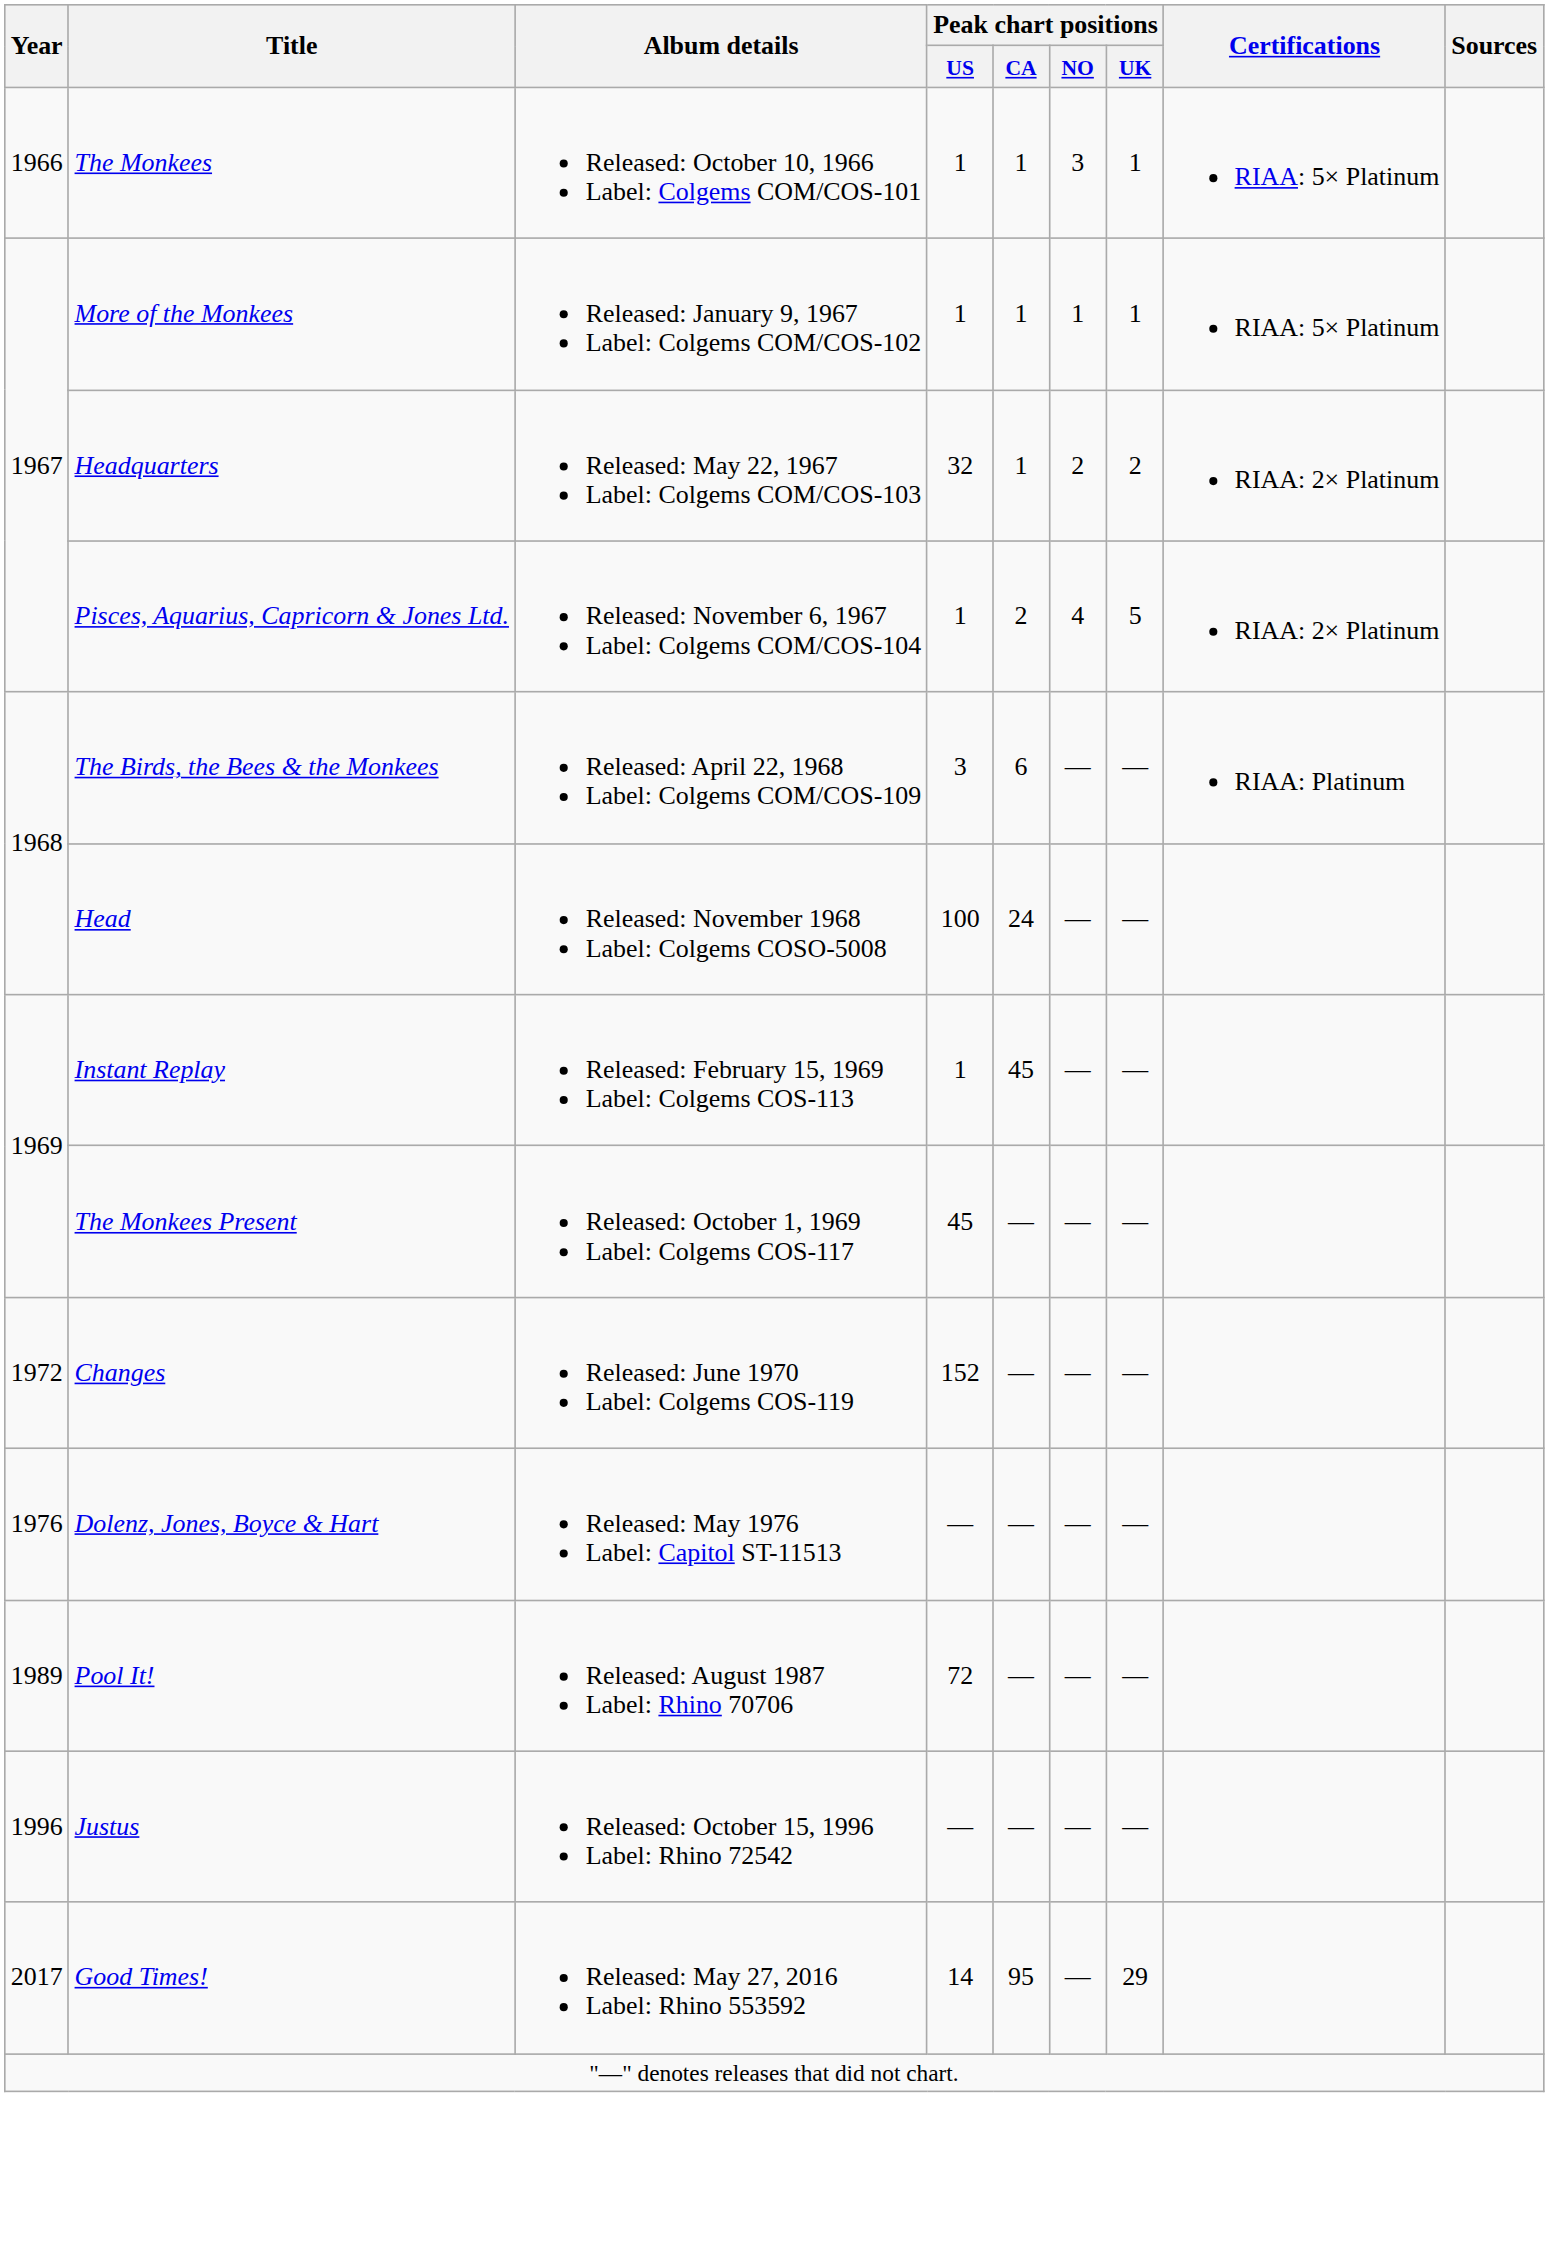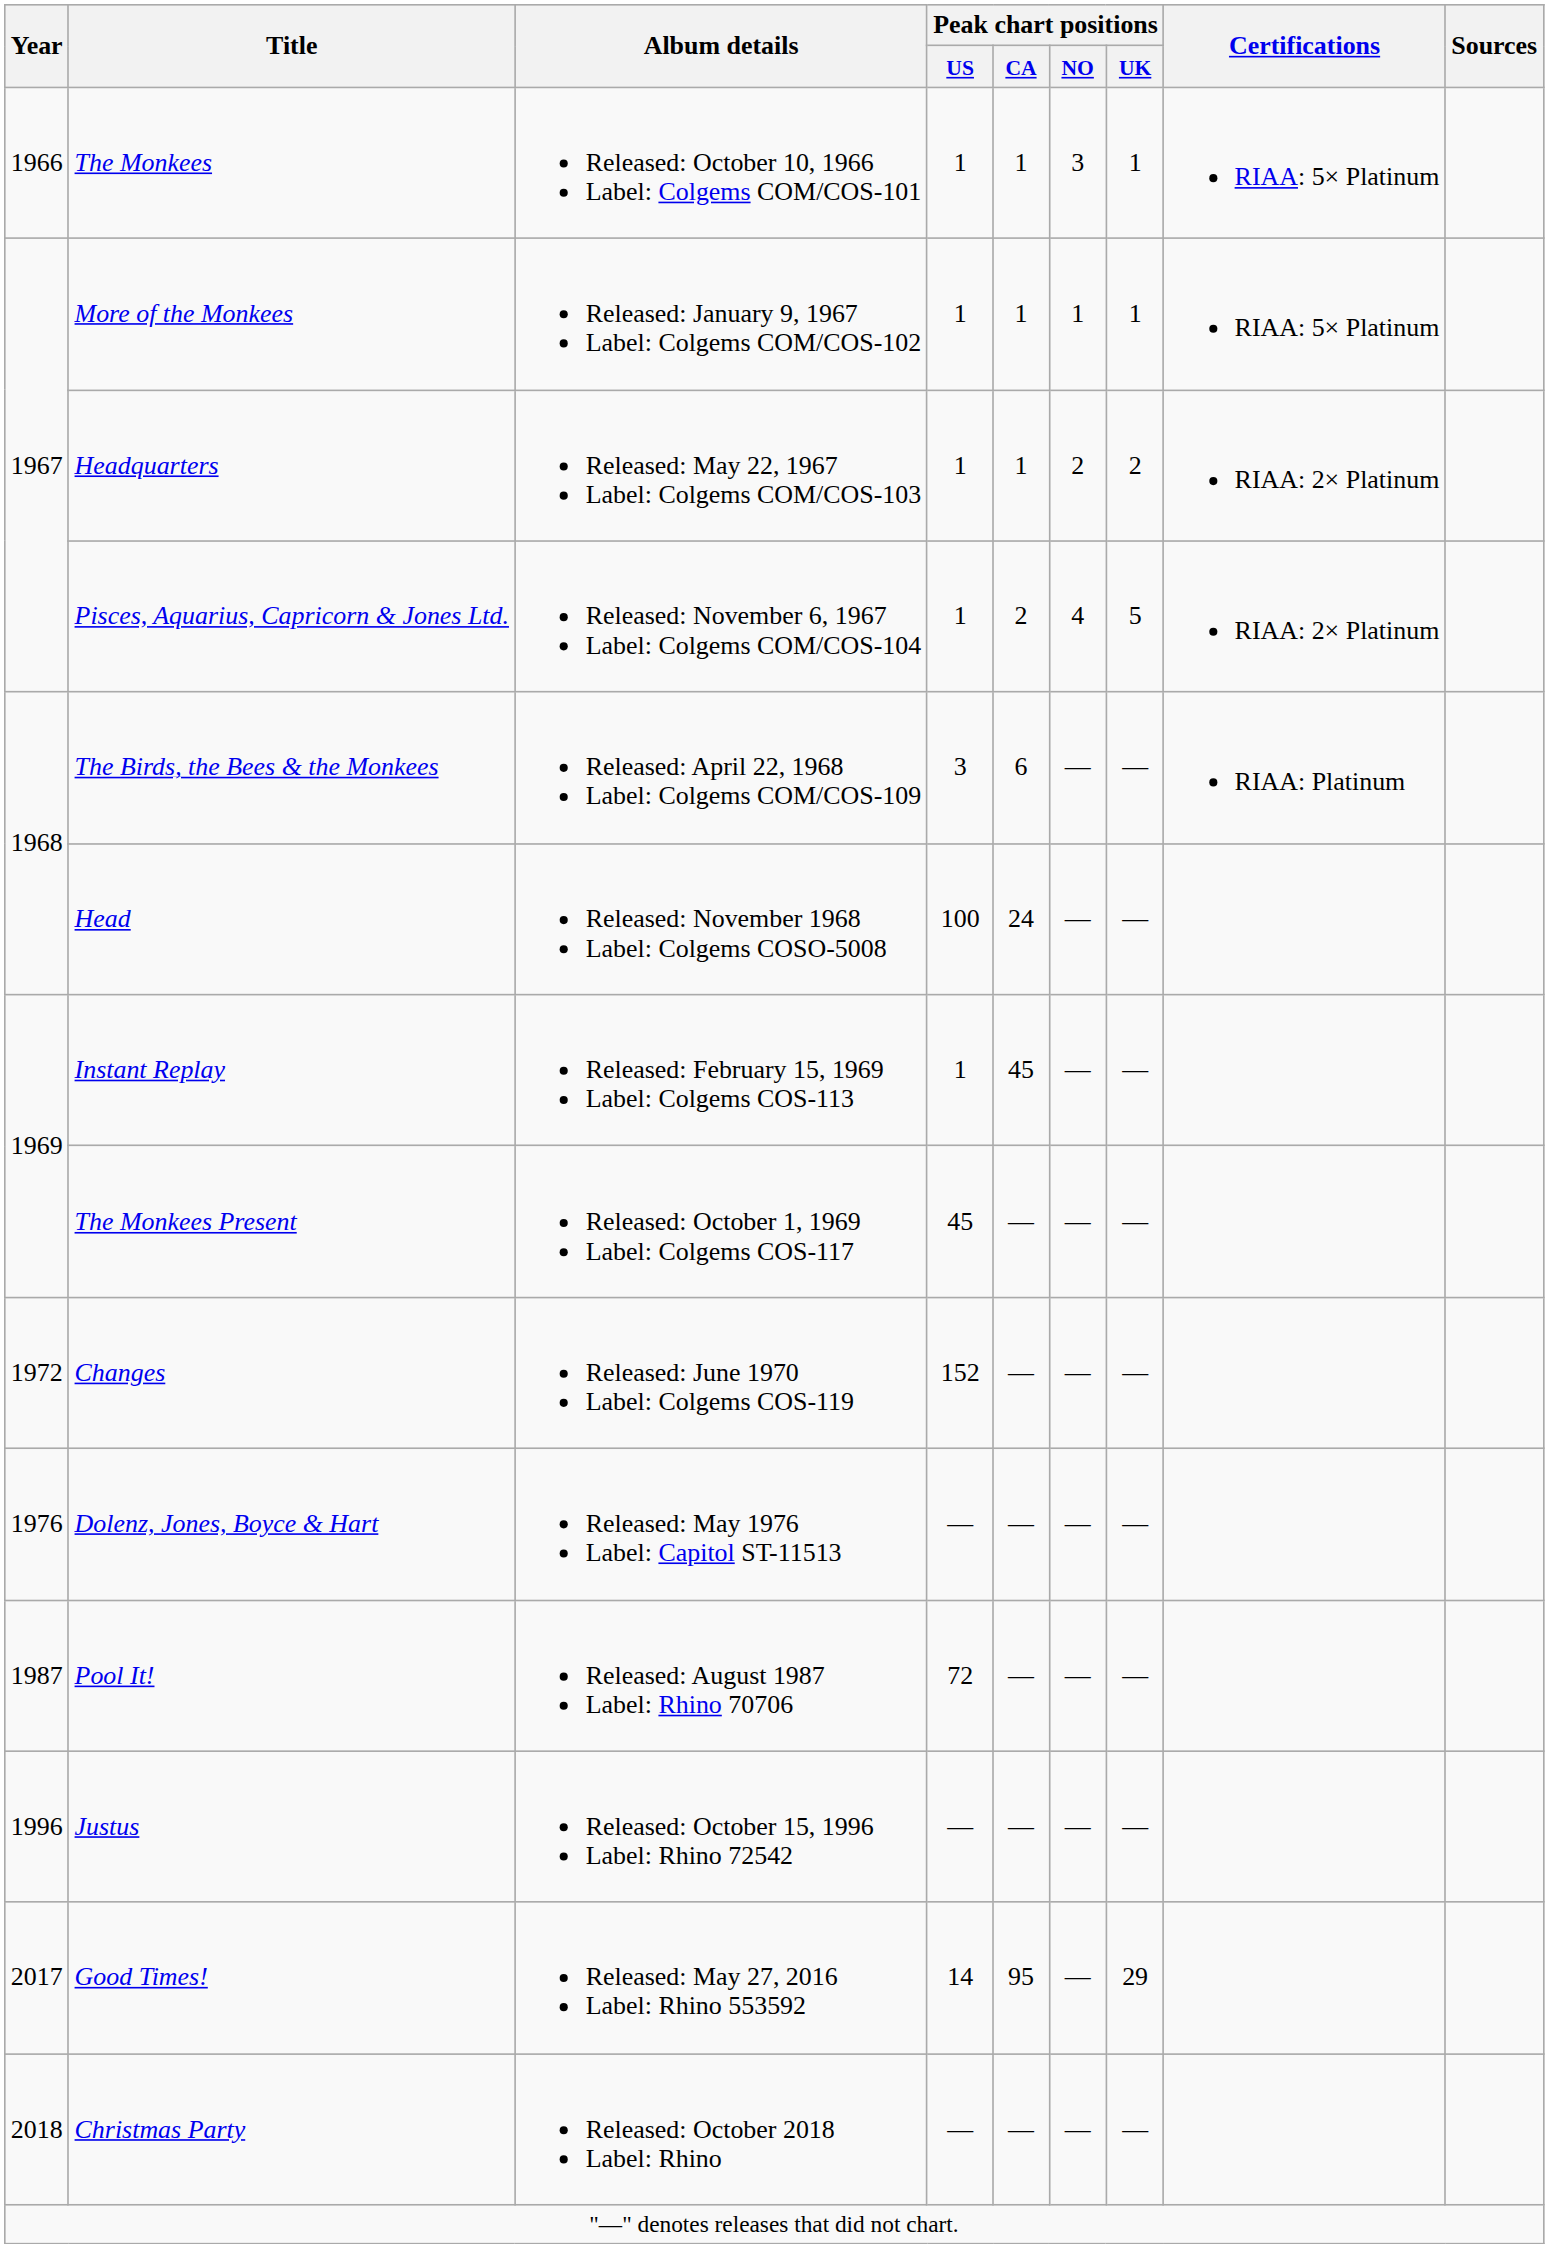(960, 464) 32 -> (960, 464) 1
(37, 1675) 1989 -> (37, 1675) 1987
+ row: (160, 2128)
